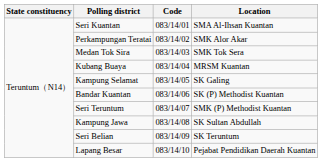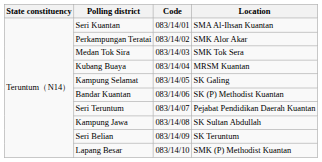(242, 108) SMK (P) Methodist Kuantan -> (255, 108) Pejabat Pendidikan Daerah Kuantan
(255, 150) Pejabat Pendidikan Daerah Kuantan -> (242, 150) SMK (P) Methodist Kuantan
